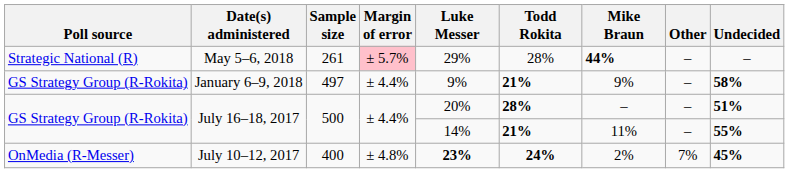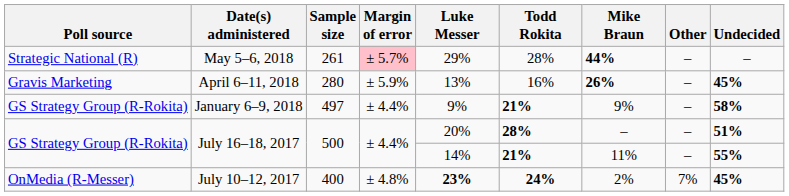+ row: (60, 82)
